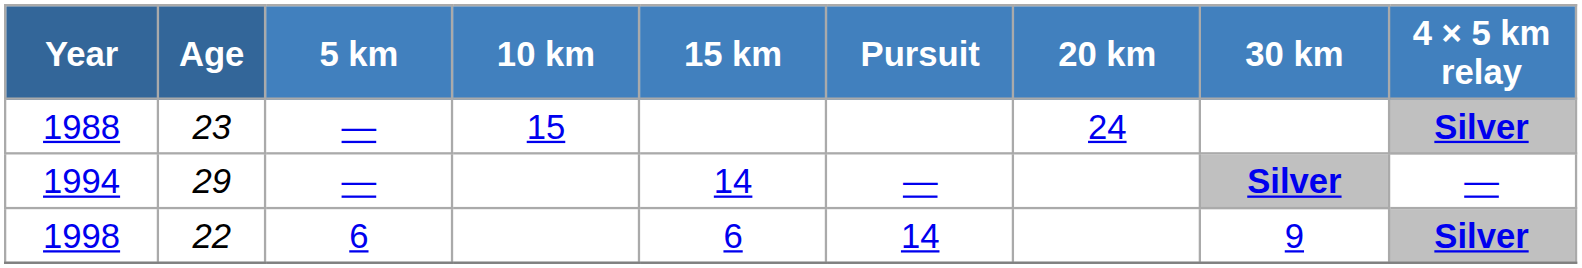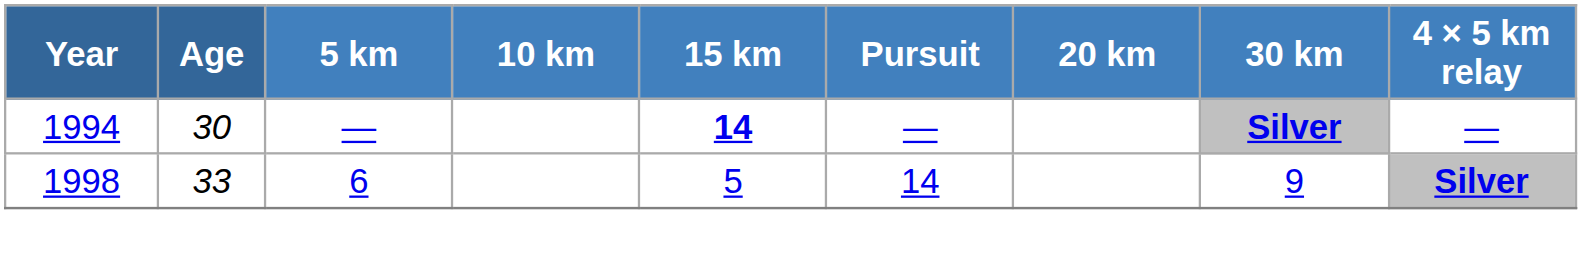- row: (82, 126)
(212, 181) 29 -> (212, 126) 30
(733, 181) normal -> (733, 126) bold
(212, 236) 22 -> (212, 181) 33
(733, 236) 6 -> (733, 181) 5
